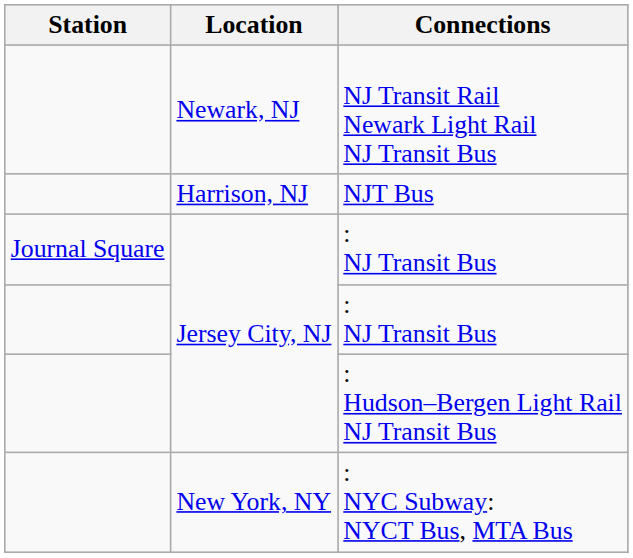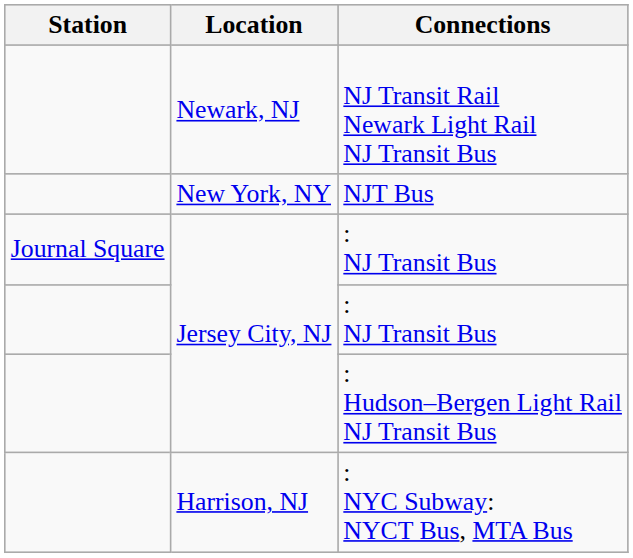(242, 193) Harrison, NJ -> (254, 193) New York, NY
(254, 501) New York, NY -> (242, 501) Harrison, NJ
